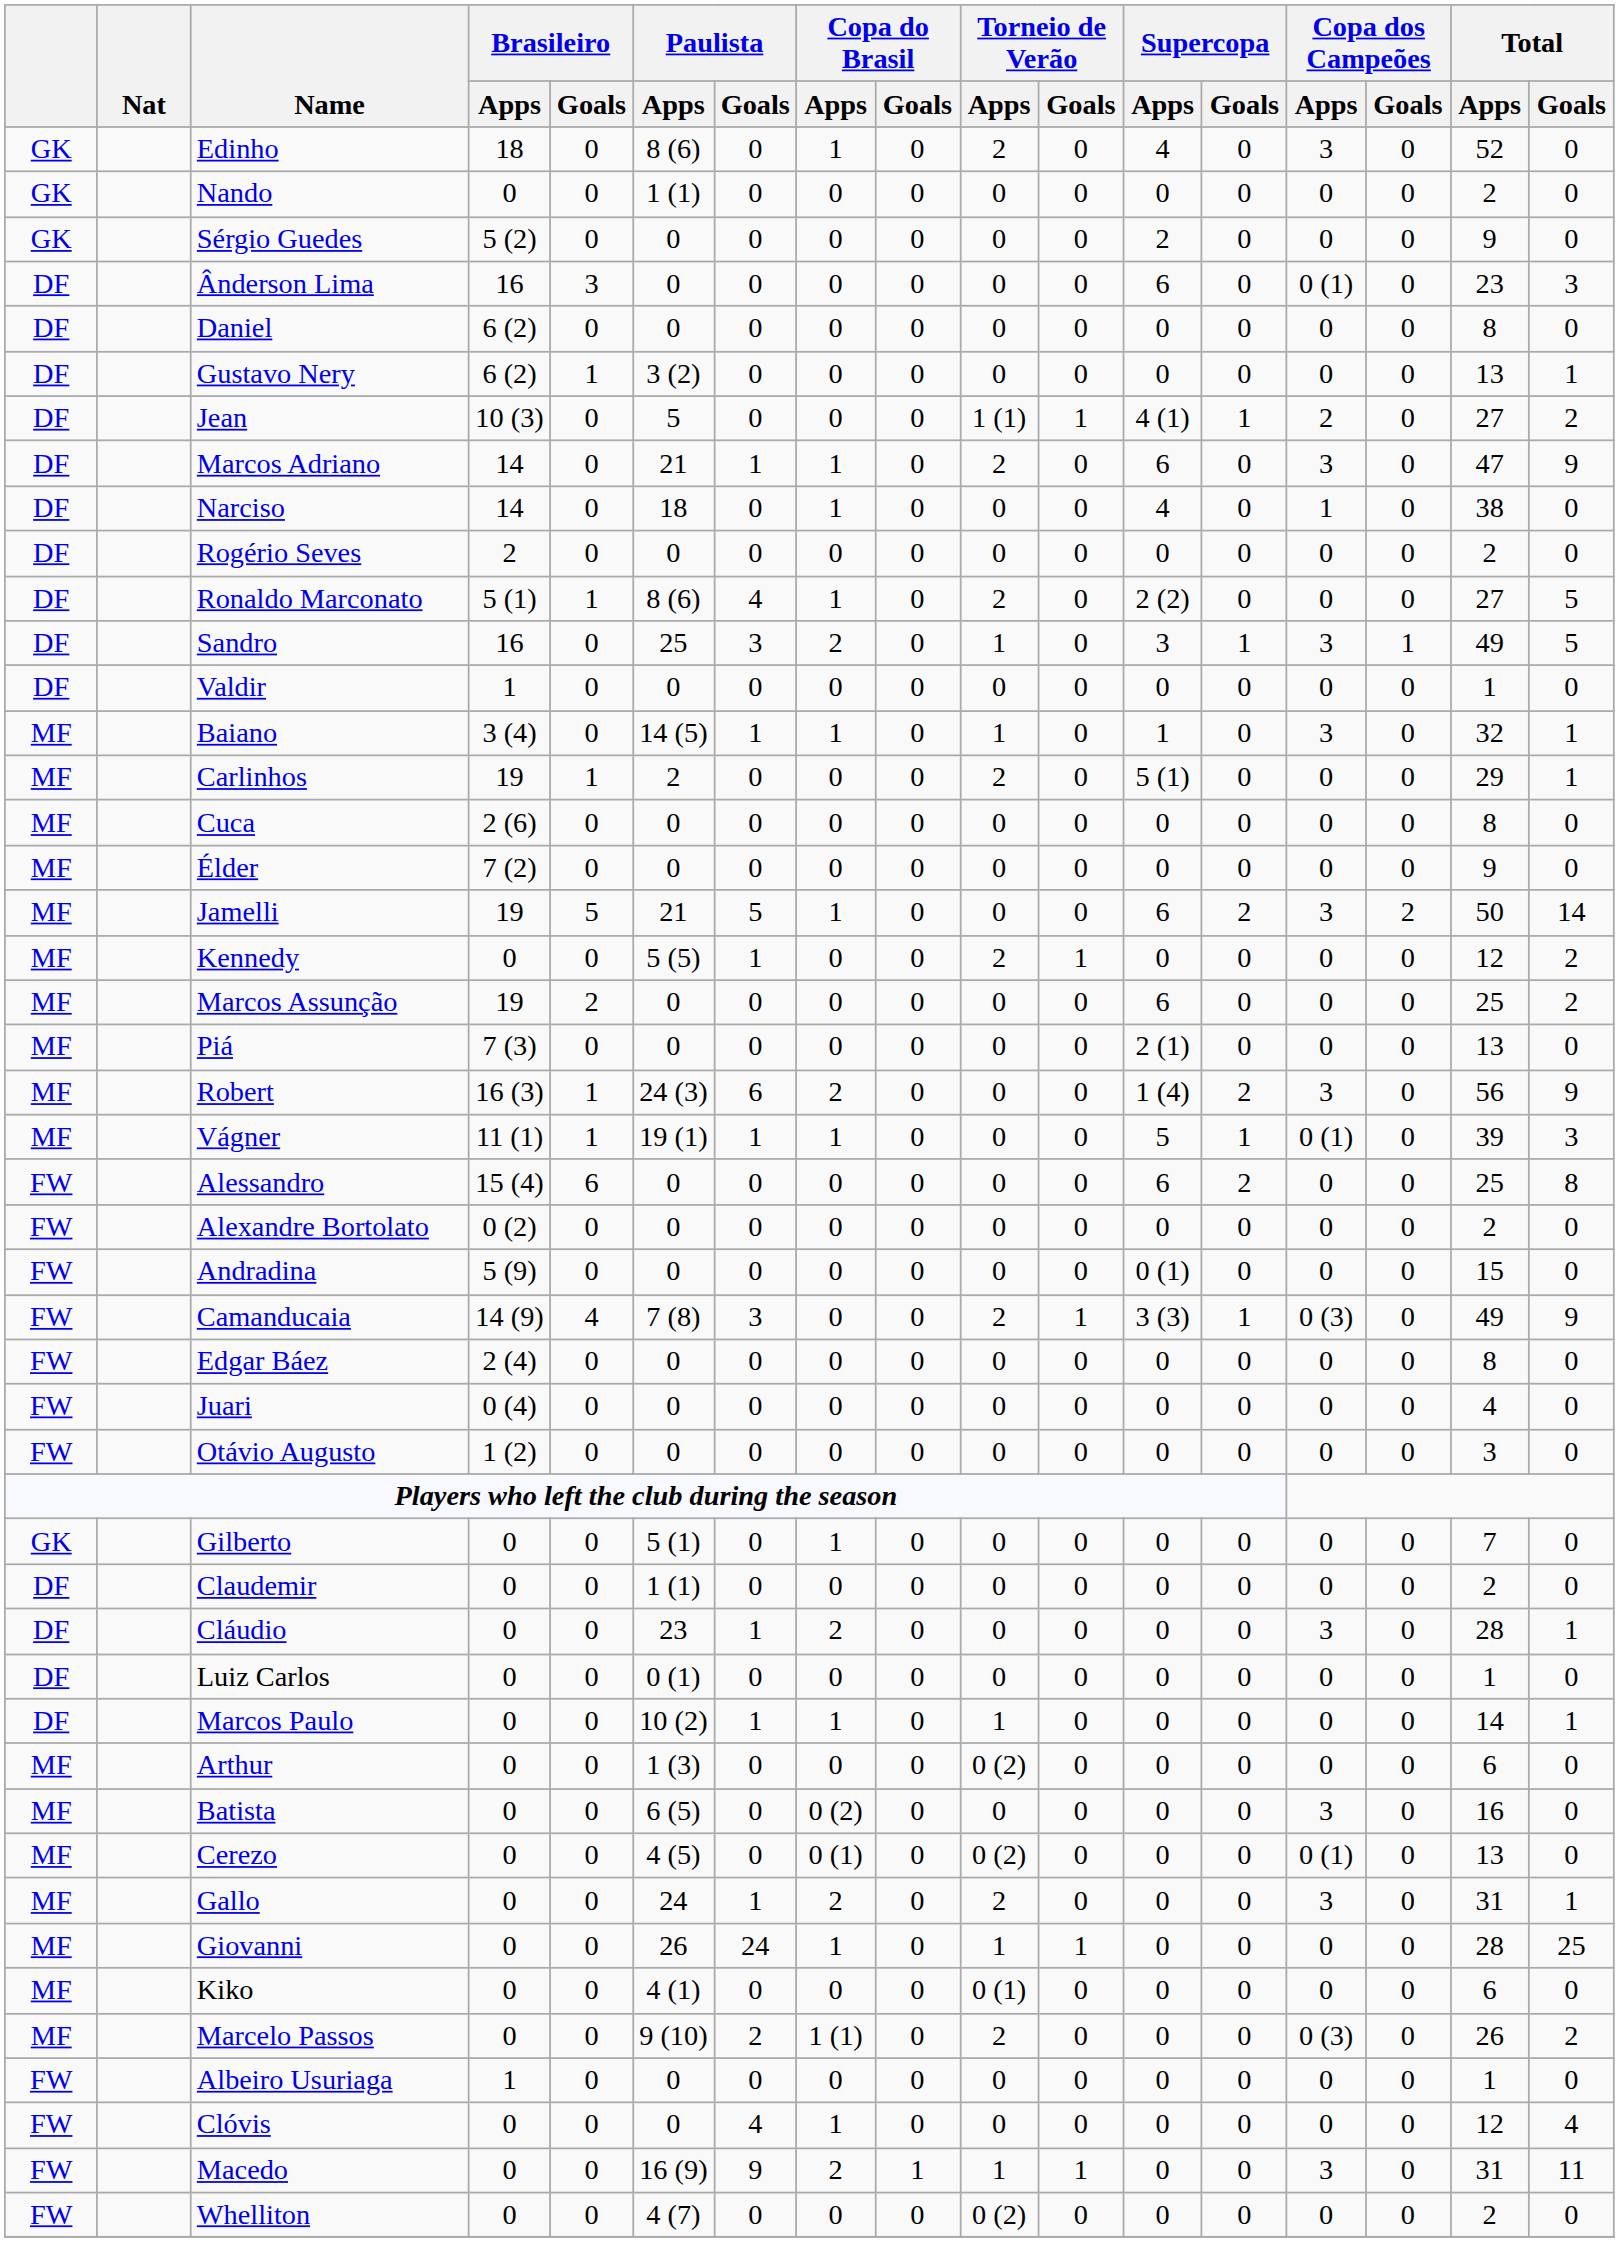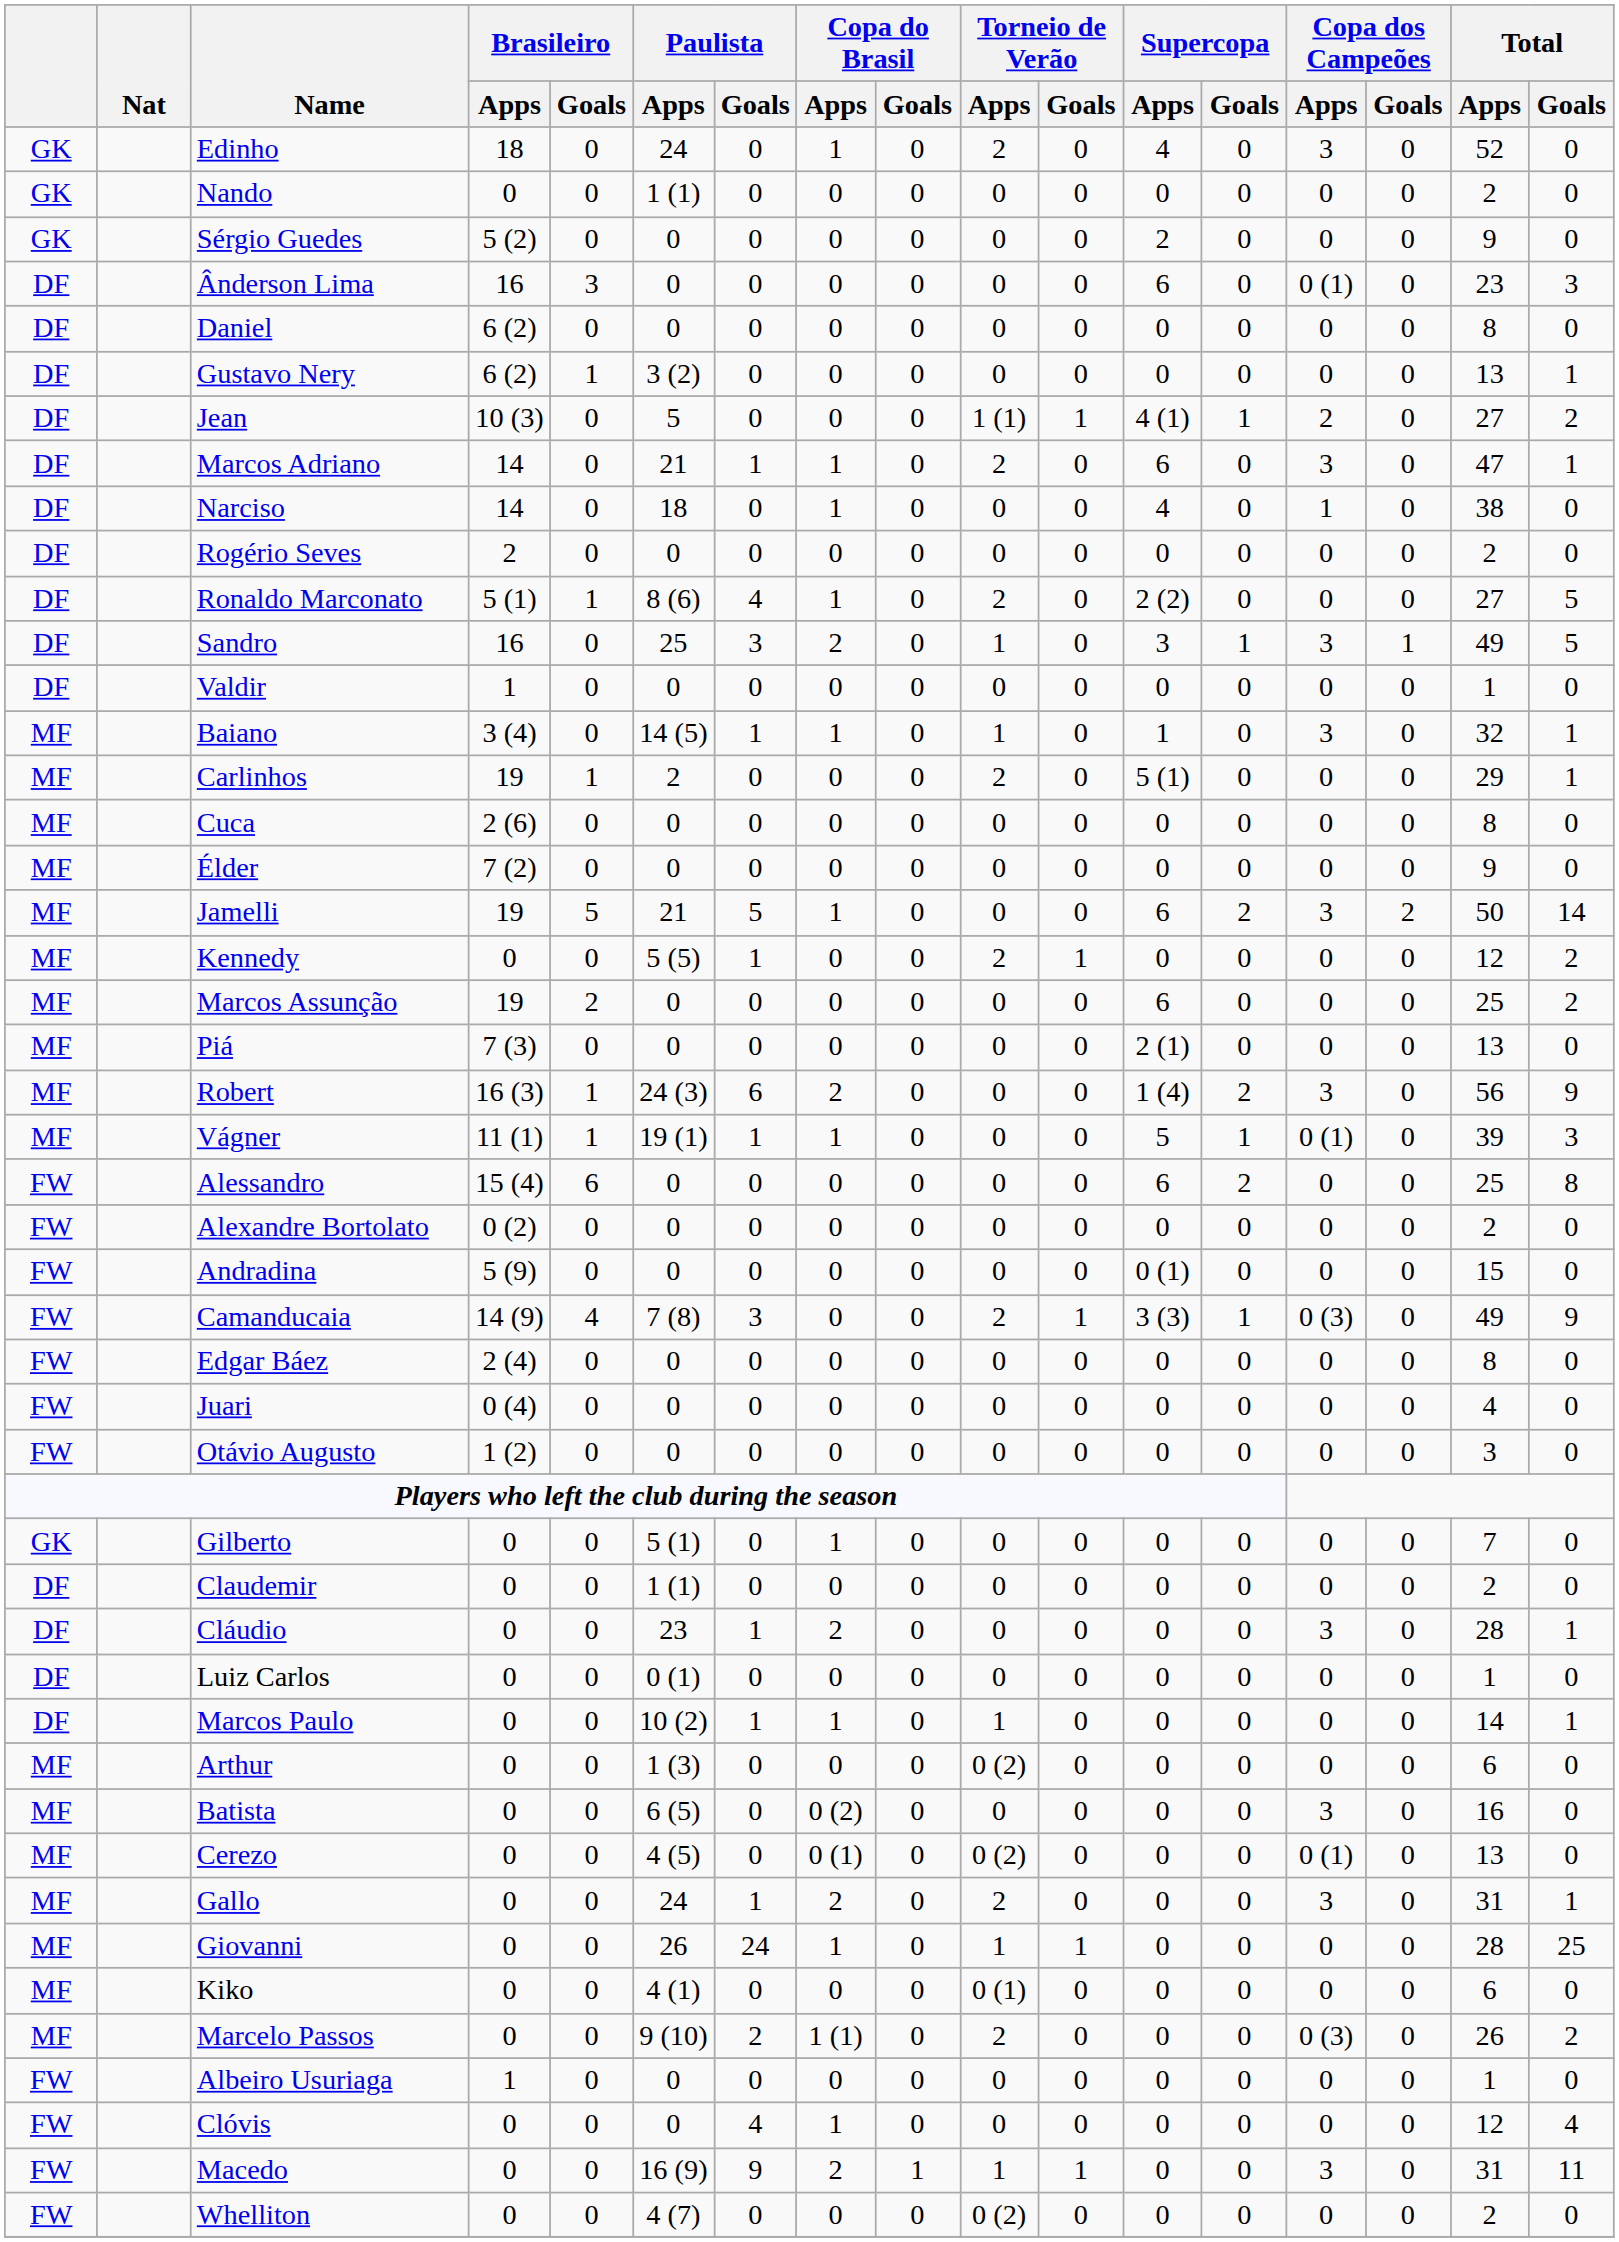(673, 148) 8 (6) -> (673, 148) 24
(1571, 463) 9 -> (1571, 463) 1
